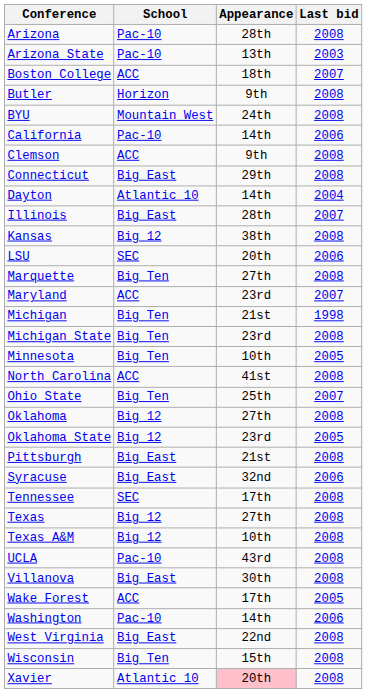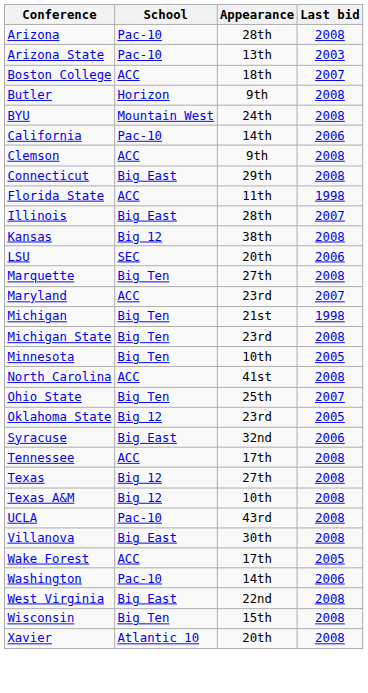- row: (30, 196)
+ row: (56, 196)
- row: (37, 417)
- row: (44, 457)
(128, 498) SEC -> (129, 457) ACC
(256, 679) pink background -> (257, 639) no background
